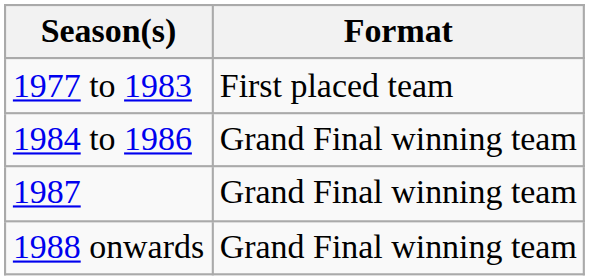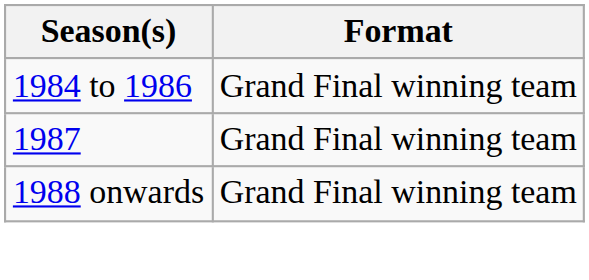- row: (102, 85)
